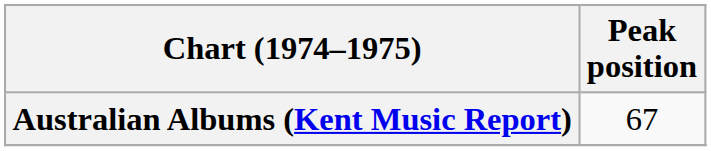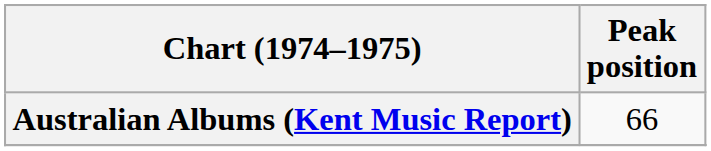(642, 118) 67 -> (642, 118) 66
